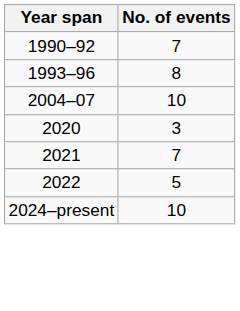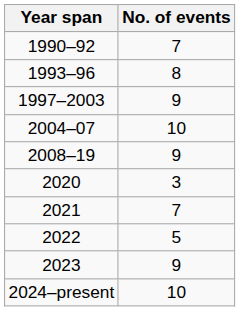+ row: (61, 100)
+ row: (61, 155)
+ row: (61, 264)
